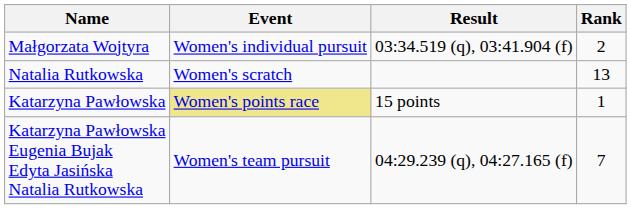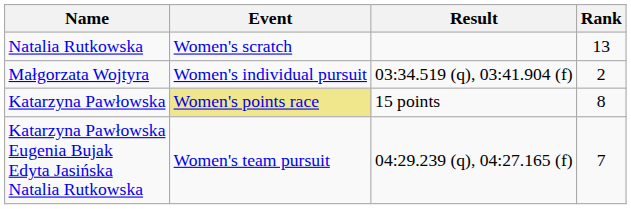rows swapped: (79, 46) <-> (76, 74)
(601, 102) 1 -> (601, 102) 8
